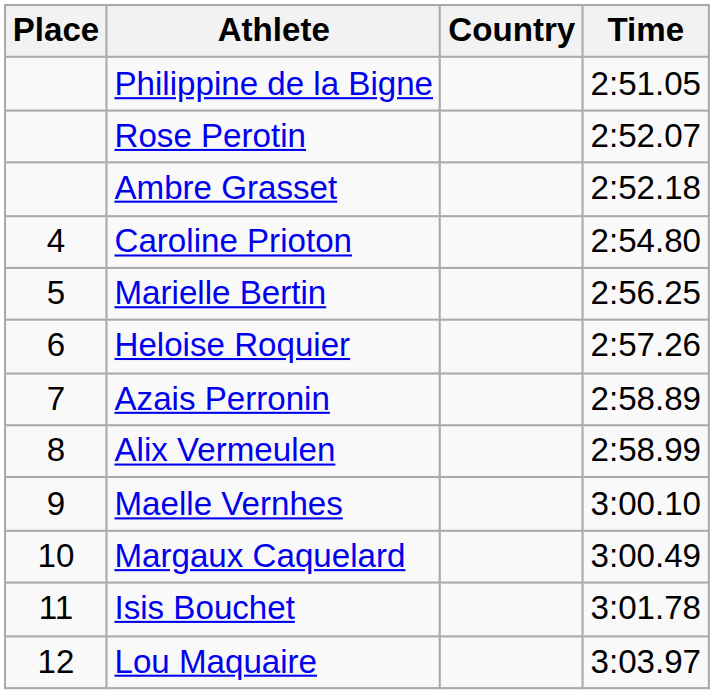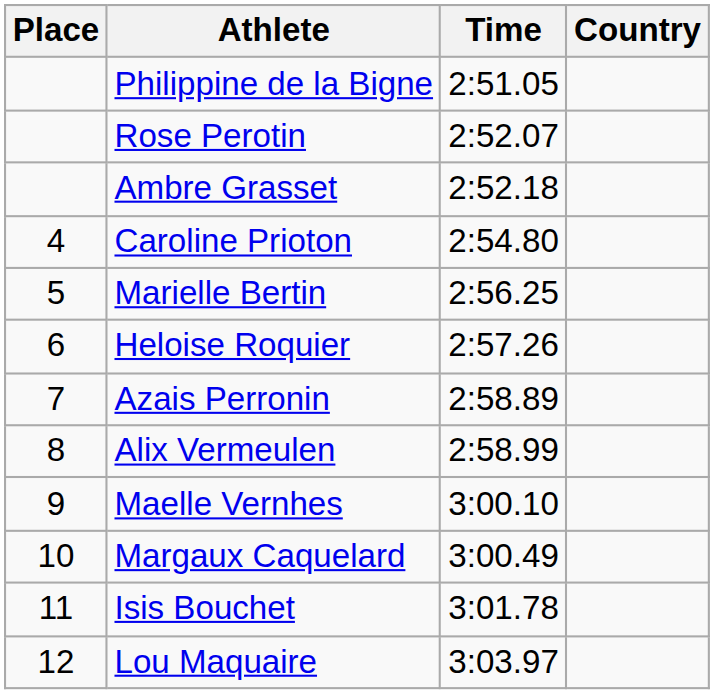columns swapped: (512, 30) <-> (646, 30)
